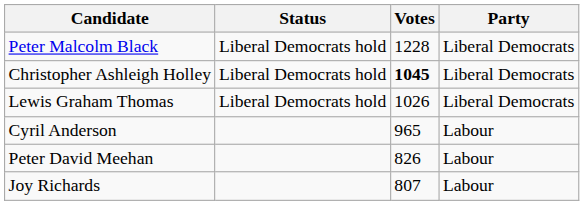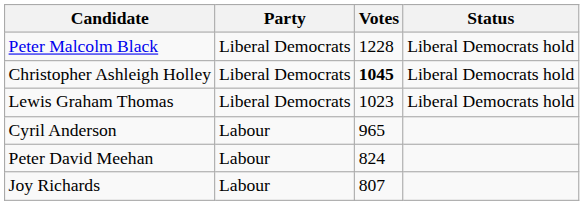columns swapped: (509, 18) <-> (303, 18)
(412, 102) 1026 -> (376, 102) 1023
(408, 158) 826 -> (372, 158) 824
